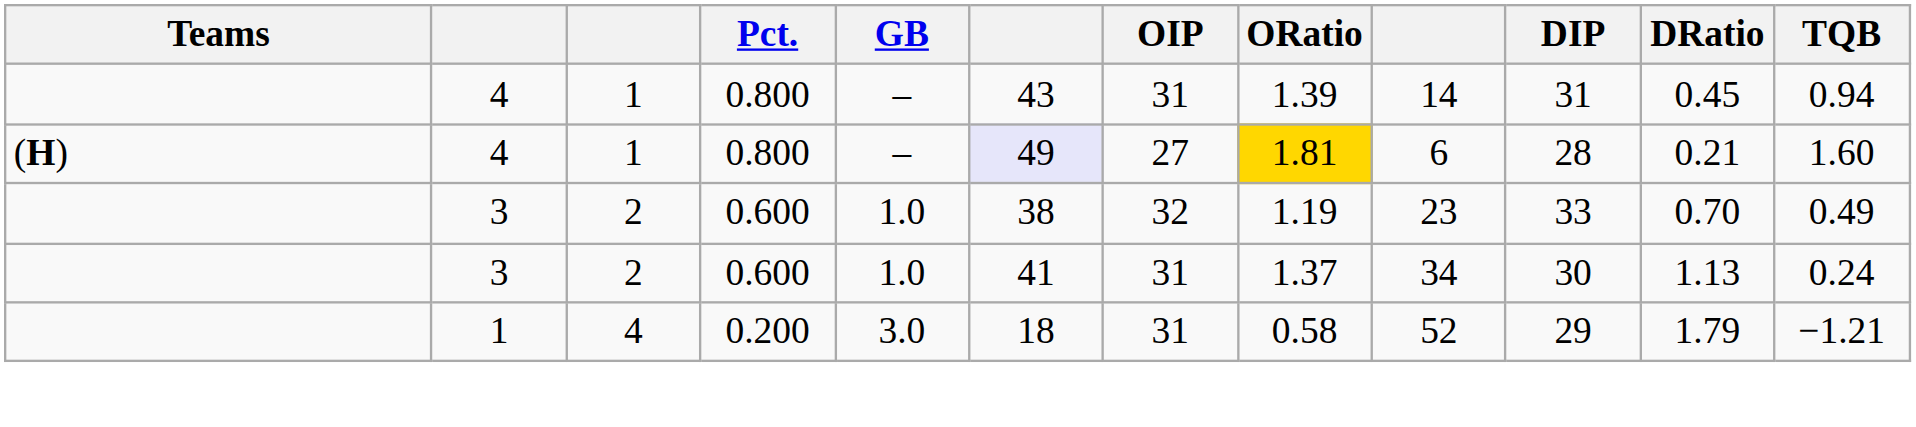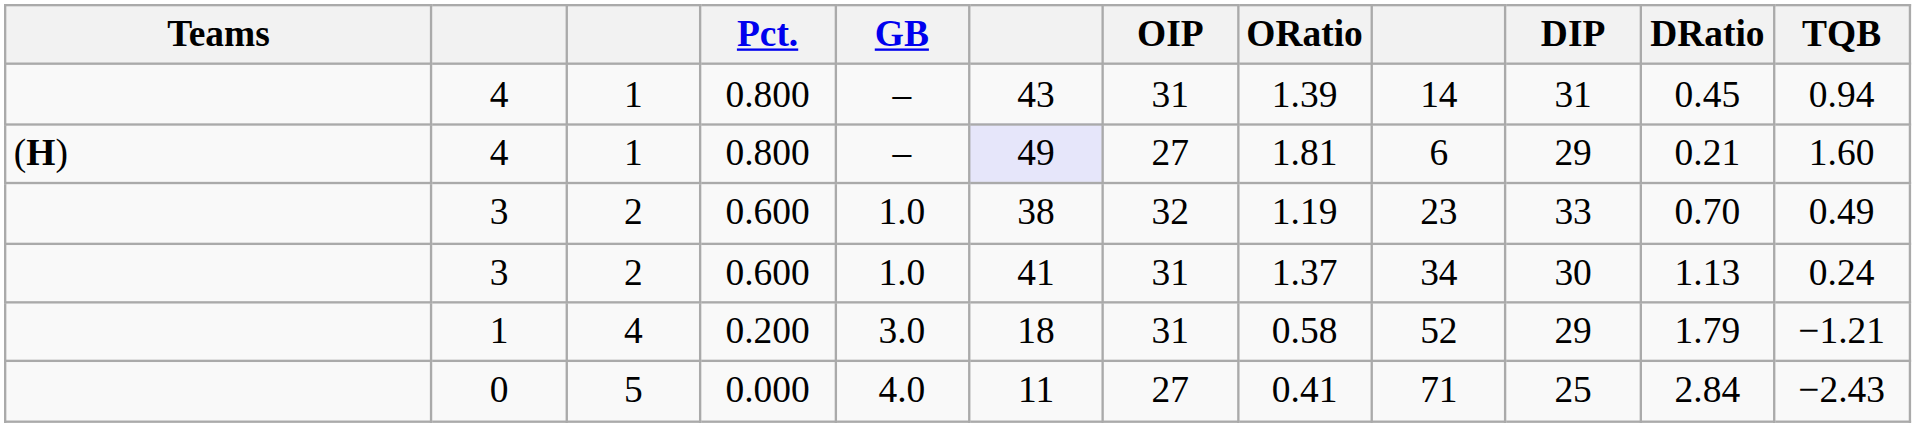(1305, 152) gold background -> (1305, 152) no background
(1573, 152) 28 -> (1573, 152) 29
+ row: (219, 391)
